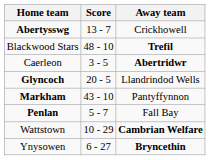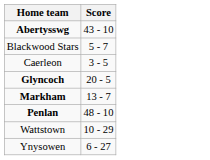- column: (160, 12)
(98, 29) 13 - 7 -> (98, 29) 43 - 10
(98, 46) 48 - 10 -> (98, 46) 5 - 7
(98, 96) 43 - 10 -> (98, 96) 13 - 7
(98, 113) 5 - 7 -> (98, 113) 48 - 10
